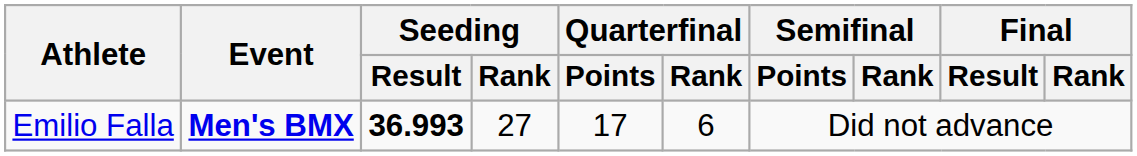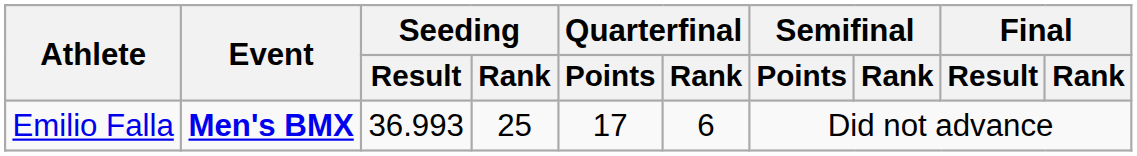(416, 126) bold -> (416, 126) normal
(515, 126) 27 -> (515, 126) 25
